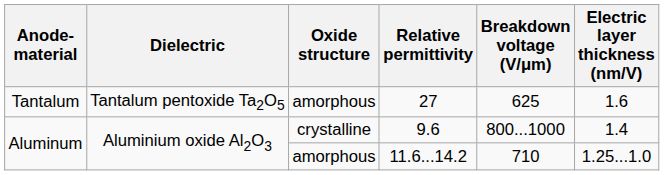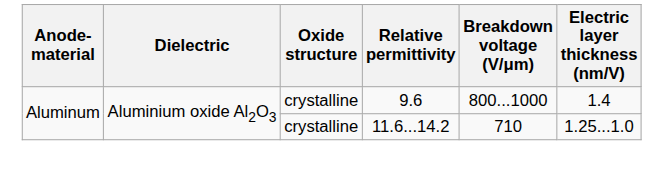- row: (428, 101)
(334, 156) amorphous -> (321, 126) crystalline
